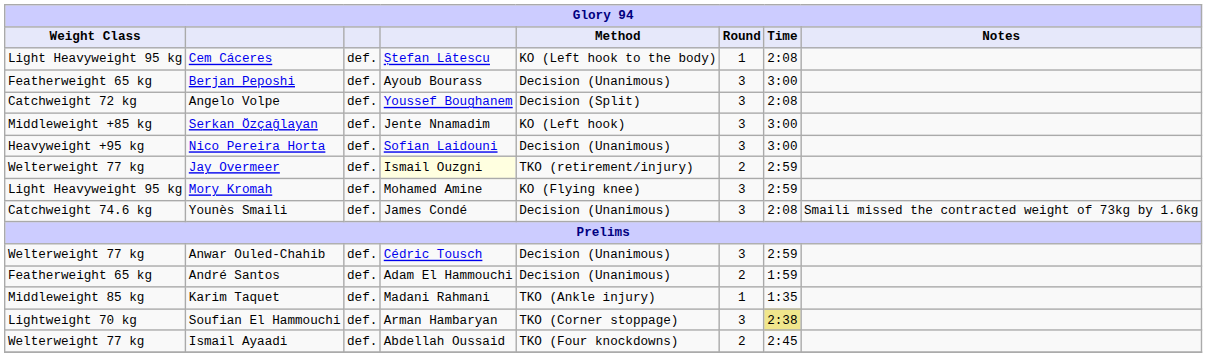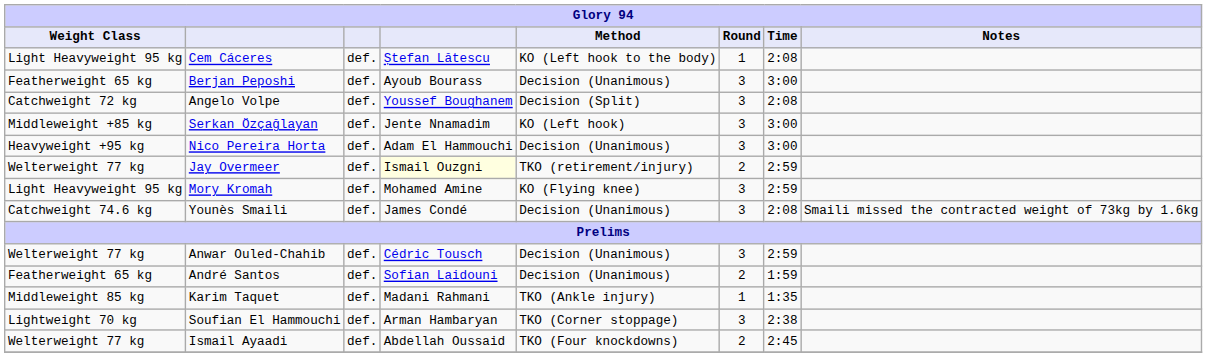(441, 146) Sofian Laidouni -> (448, 146) Adam El Hammouchi
(448, 276) Adam El Hammouchi -> (441, 276) Sofian Laidouni
(782, 320) khaki background -> (782, 320) no background
